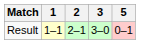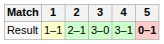+ column: (124, 13)
(124, 30) normal -> (147, 30) bold
